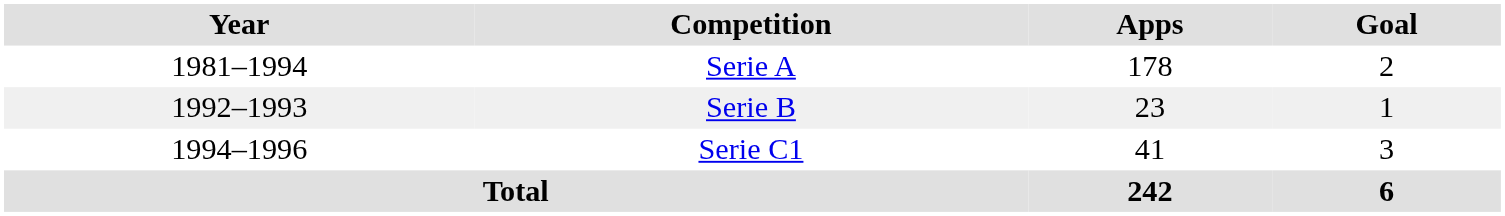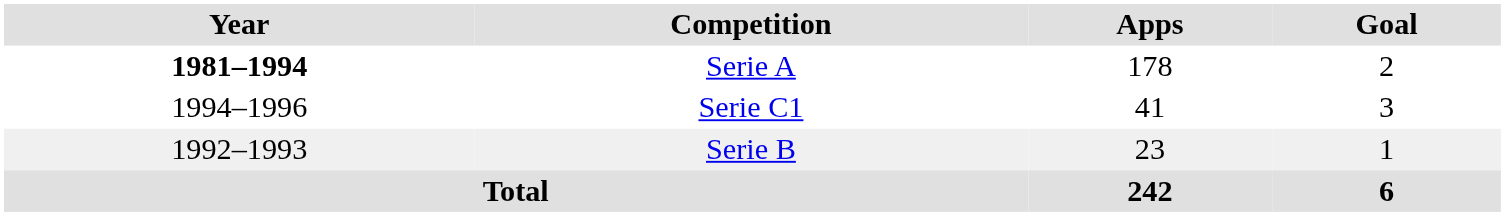(239, 65) normal -> (239, 65) bold
rows swapped: (751, 107) <-> (751, 149)
